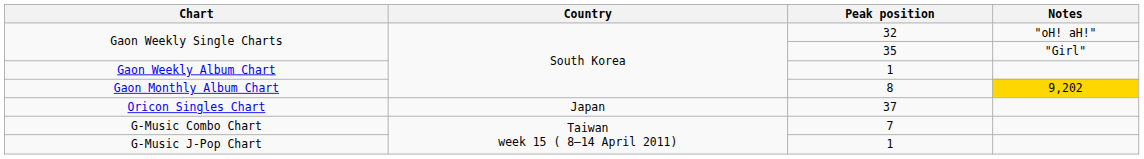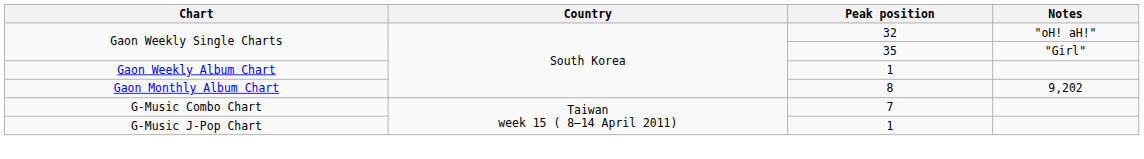(1065, 88) gold background -> (1065, 88) no background
- row: (196, 107)
